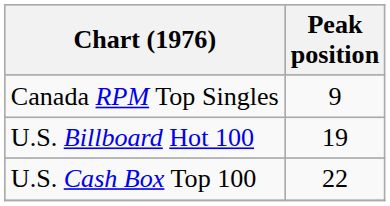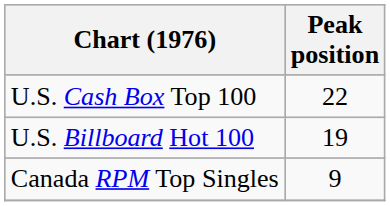rows swapped: (145, 95) <-> (134, 178)
